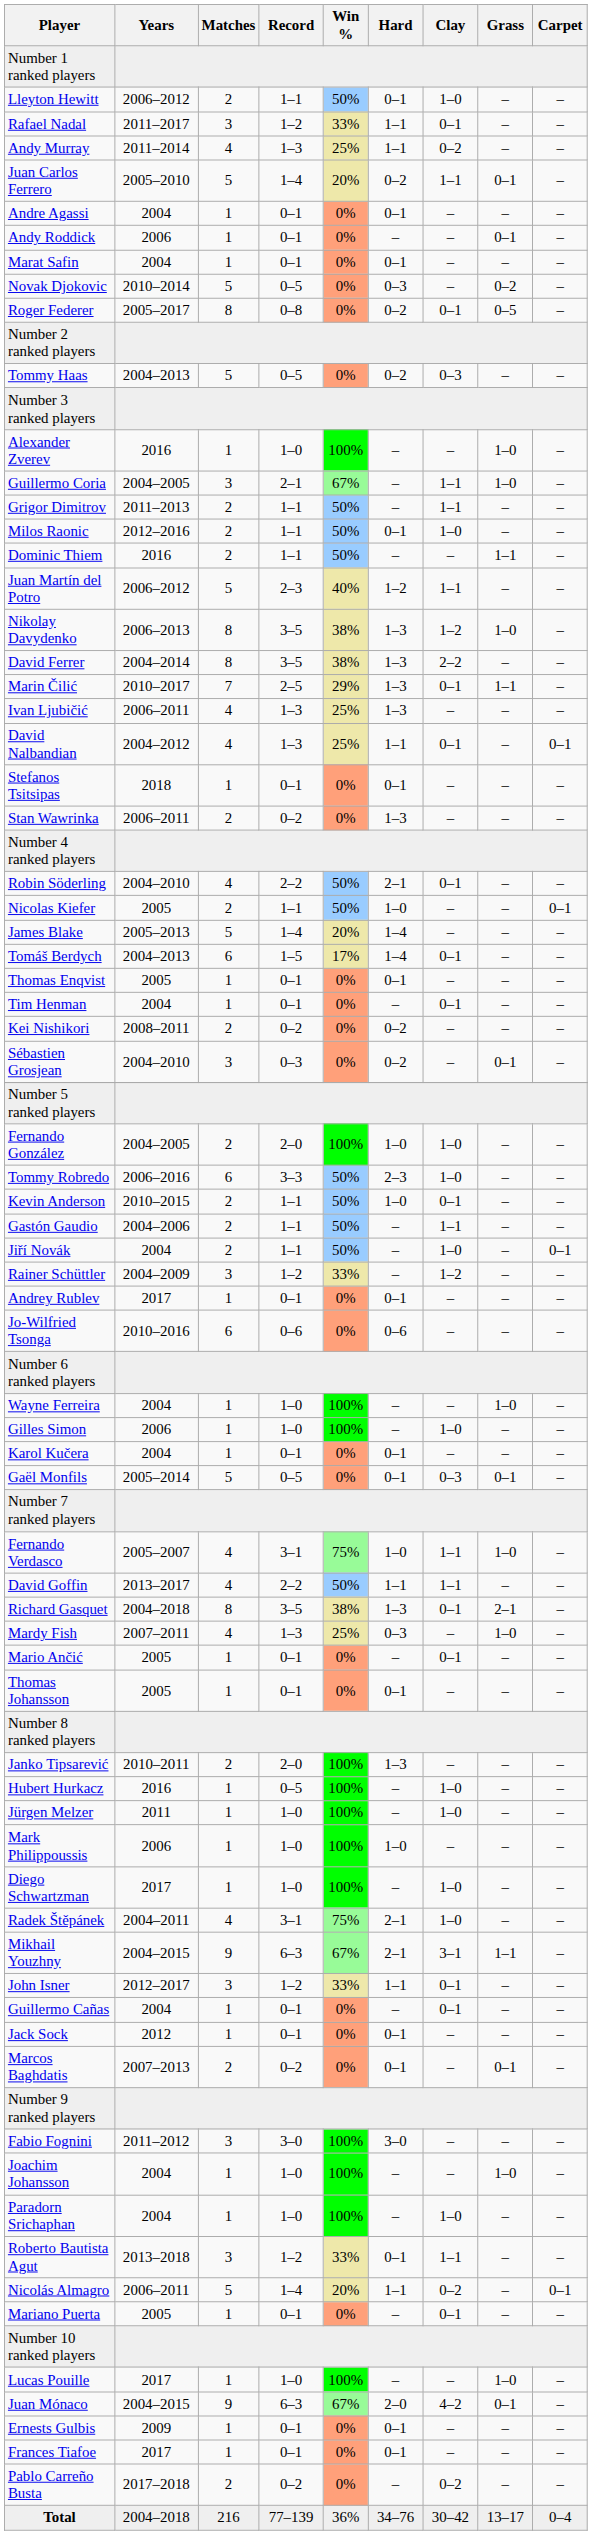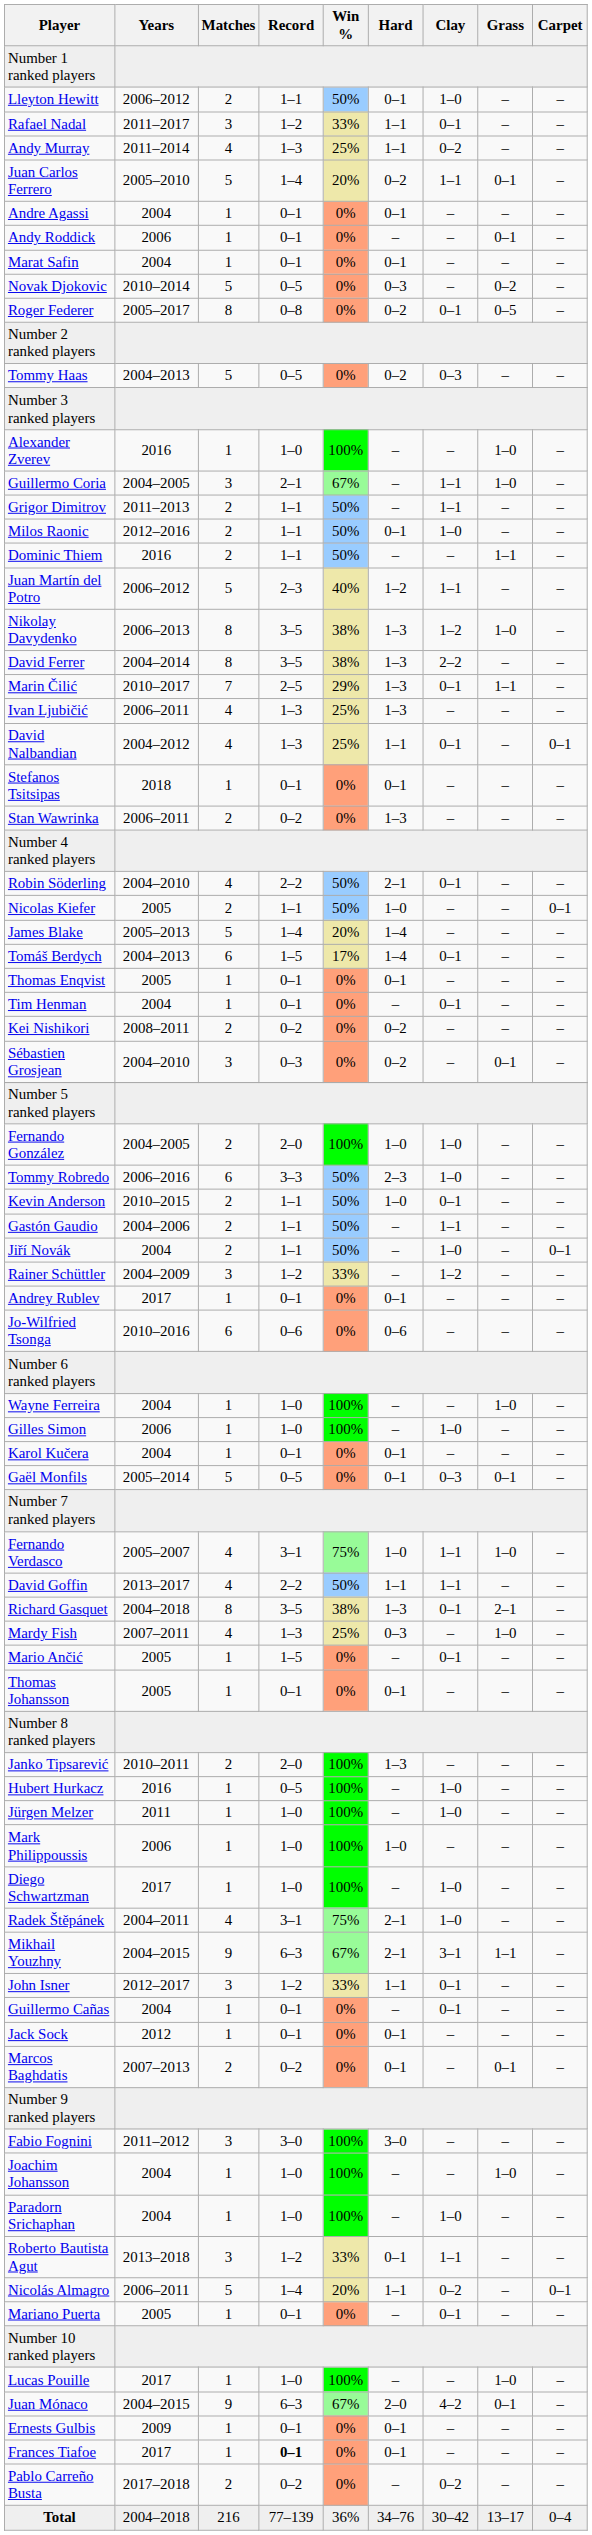(291, 1657) 0–1 -> (291, 1657) 1–5
(291, 2451) normal -> (291, 2451) bold
